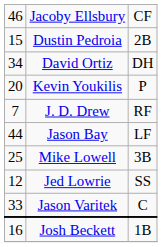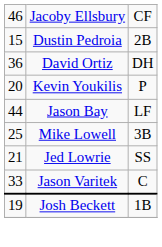(15, 63) 34 -> (15, 63) 36
- row: (77, 110)
(15, 181) 12 -> (15, 157) 21
(15, 229) 16 -> (15, 206) 19
